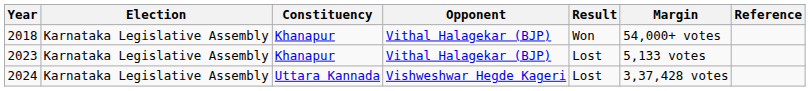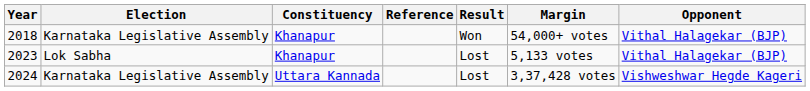columns swapped: (476, 15) <-> (768, 15)
(156, 55) Karnataka Legislative Assembly -> (77, 55) Lok Sabha
